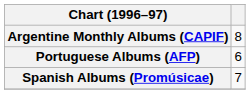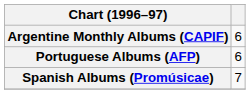(238, 36) 8 -> (238, 36) 6
